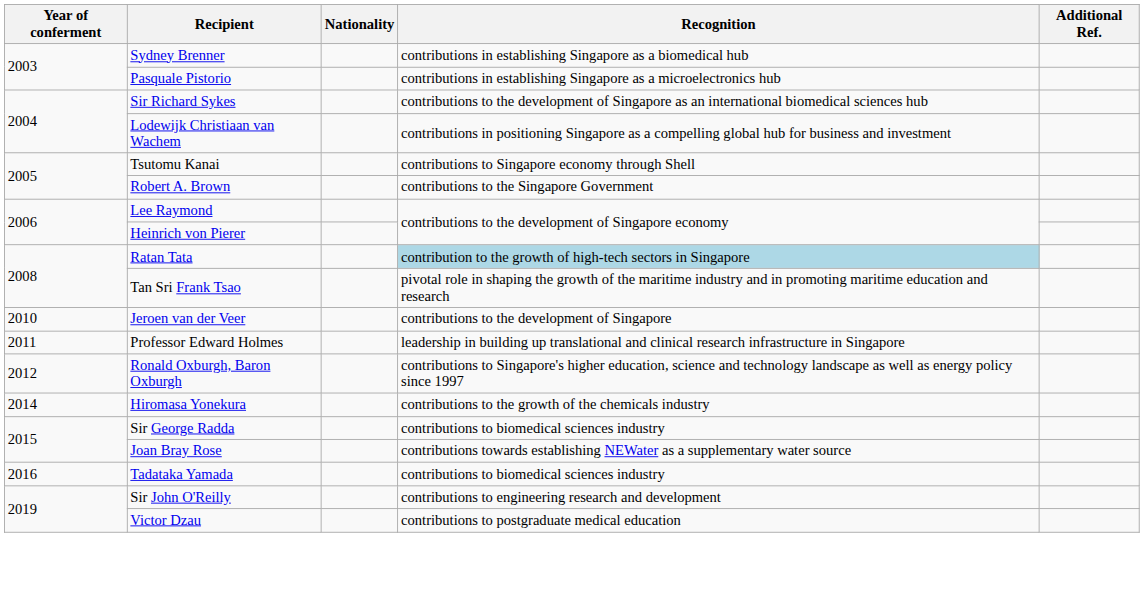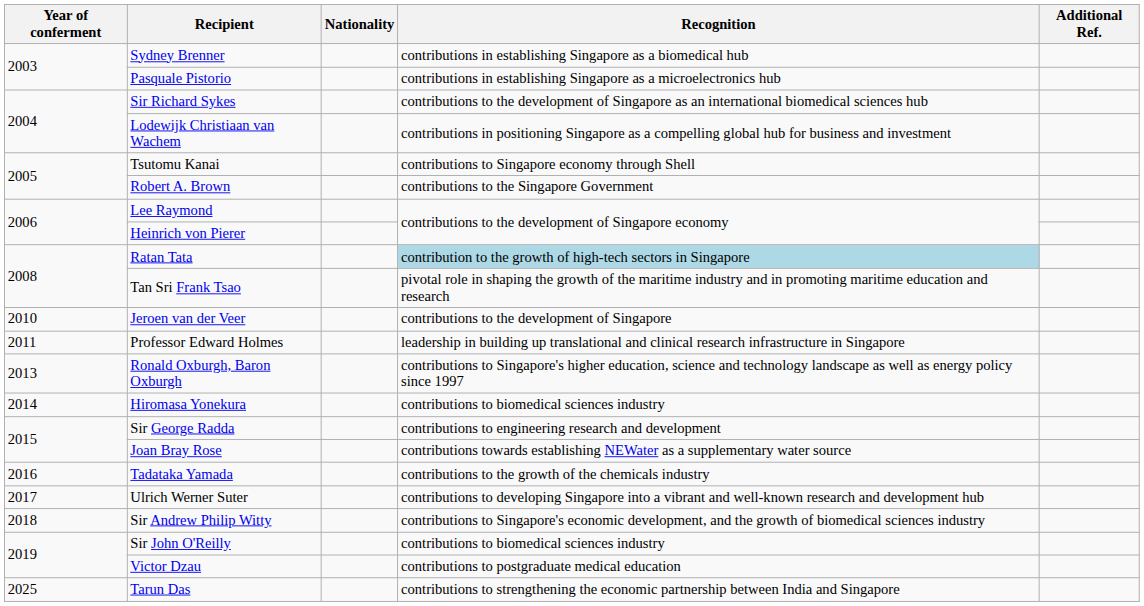(22, 373) 2012 -> (22, 373) 2013
(555, 404) contributions to the growth of the chemicals industry -> (533, 404) contributions to biomedical sciences industry
(533, 427) contributions to biomedical sciences industry -> (561, 427) contributions to engineering research and development
(533, 474) contributions to biomedical sciences industry -> (555, 474) contributions to the growth of the chemicals industry
+ row: (189, 497)
+ row: (201, 520)
(561, 497) contributions to engineering research and development -> (533, 543) contributions to biomedical sciences industry
+ row: (160, 589)
